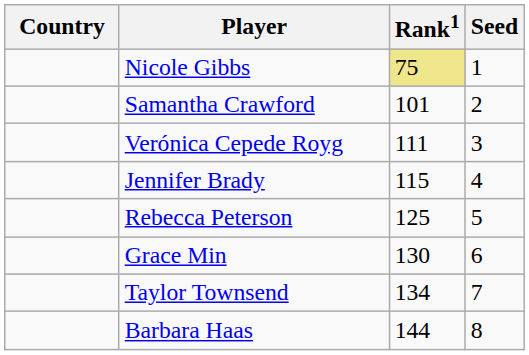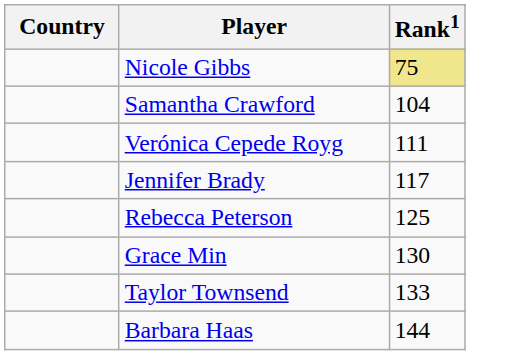- column: (494, 26)
(412, 104) 101 -> (412, 104) 104
(412, 179) 115 -> (412, 179) 117
(412, 292) 134 -> (412, 292) 133
